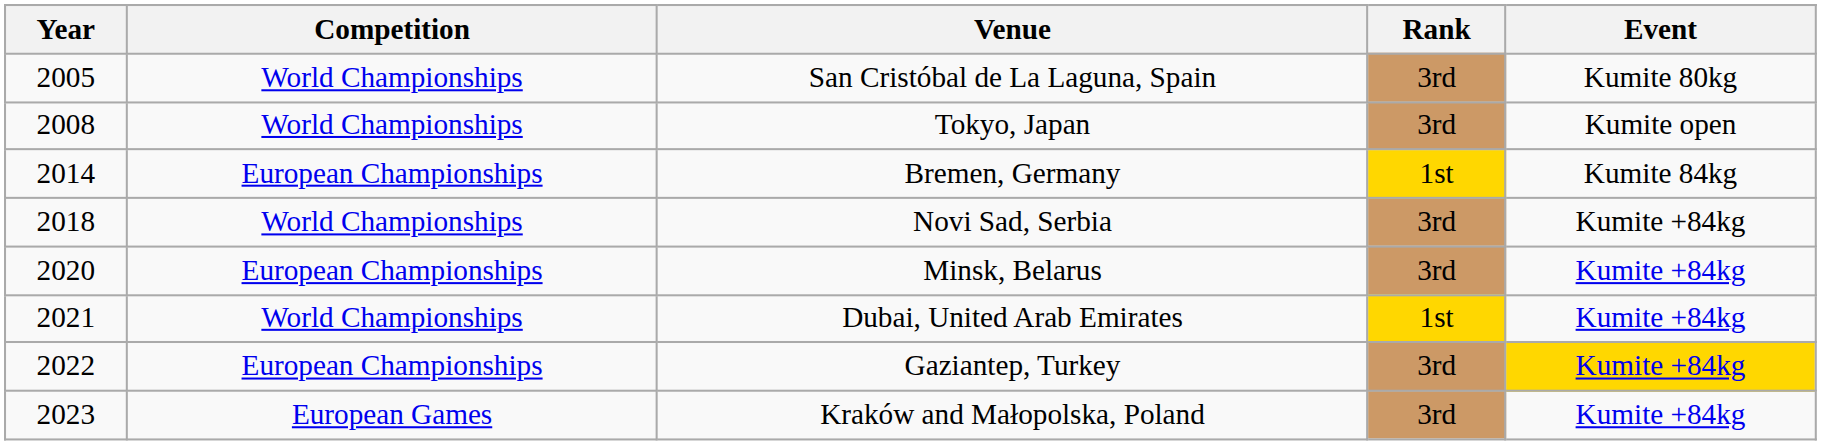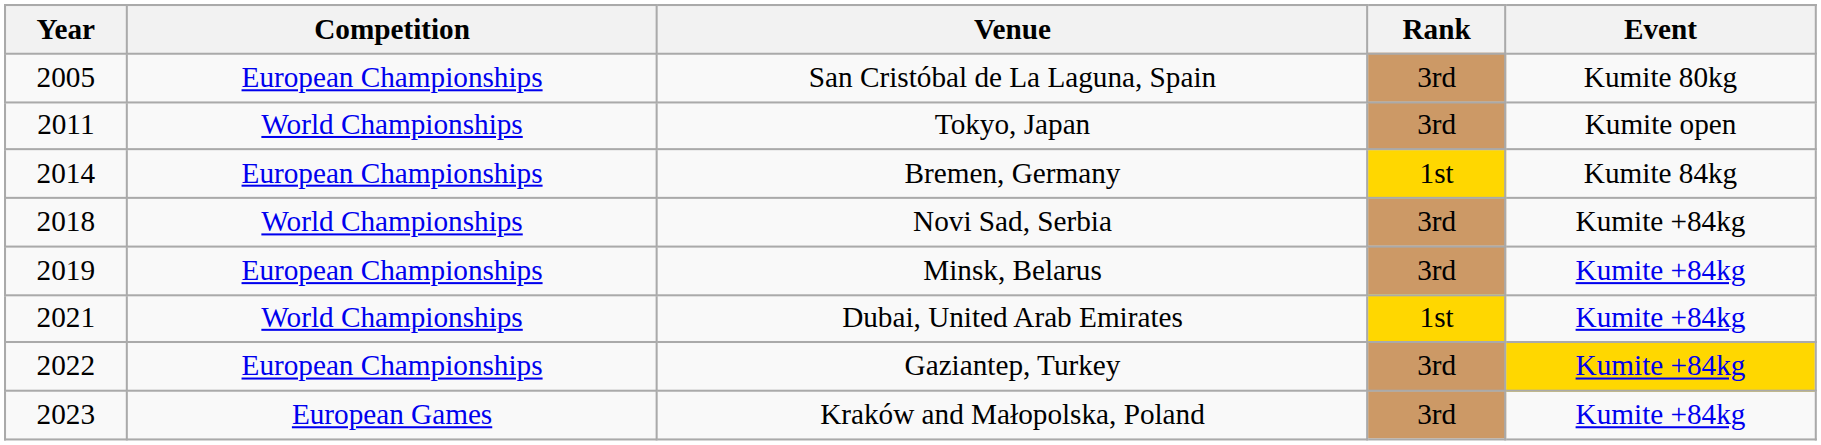(392, 77) World Championships -> (392, 77) European Championships
(66, 125) 2008 -> (66, 125) 2011
(66, 270) 2020 -> (66, 270) 2019
